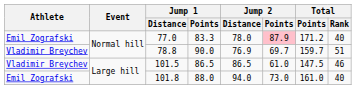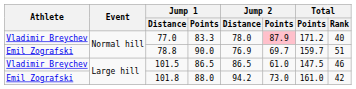(40, 37) Emil Zografski -> (47, 37) Vladimir Breychev
(47, 51) Vladimir Breychev -> (40, 51) Emil Zografski
(242, 78) 94.0 -> (242, 78) 94.2
(339, 78) 40 -> (339, 78) 42
